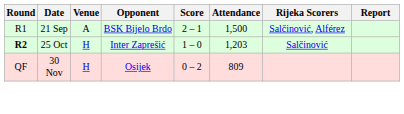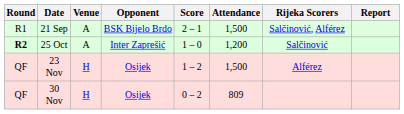(86, 45) H -> (86, 45) A
(236, 45) 1,203 -> (236, 45) 1,200
+ row: (54, 67)
